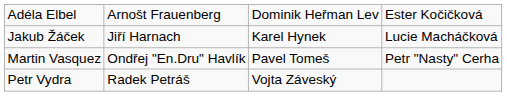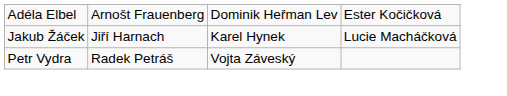- row: (54, 58)
